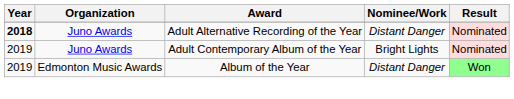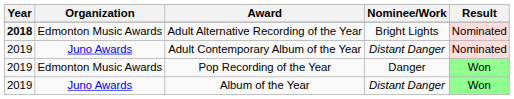(100, 31) Juno Awards -> (100, 31) Edmonton Music Awards
(407, 31) Distant Danger -> (407, 31) Bright Lights
(407, 49) Bright Lights -> (407, 49) Distant Danger
+ row: (265, 67)
(100, 67) Edmonton Music Awards -> (100, 85) Juno Awards
